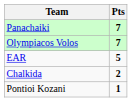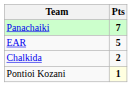- row: (42, 43)
(118, 89) no background -> (118, 74) lightyellow background
